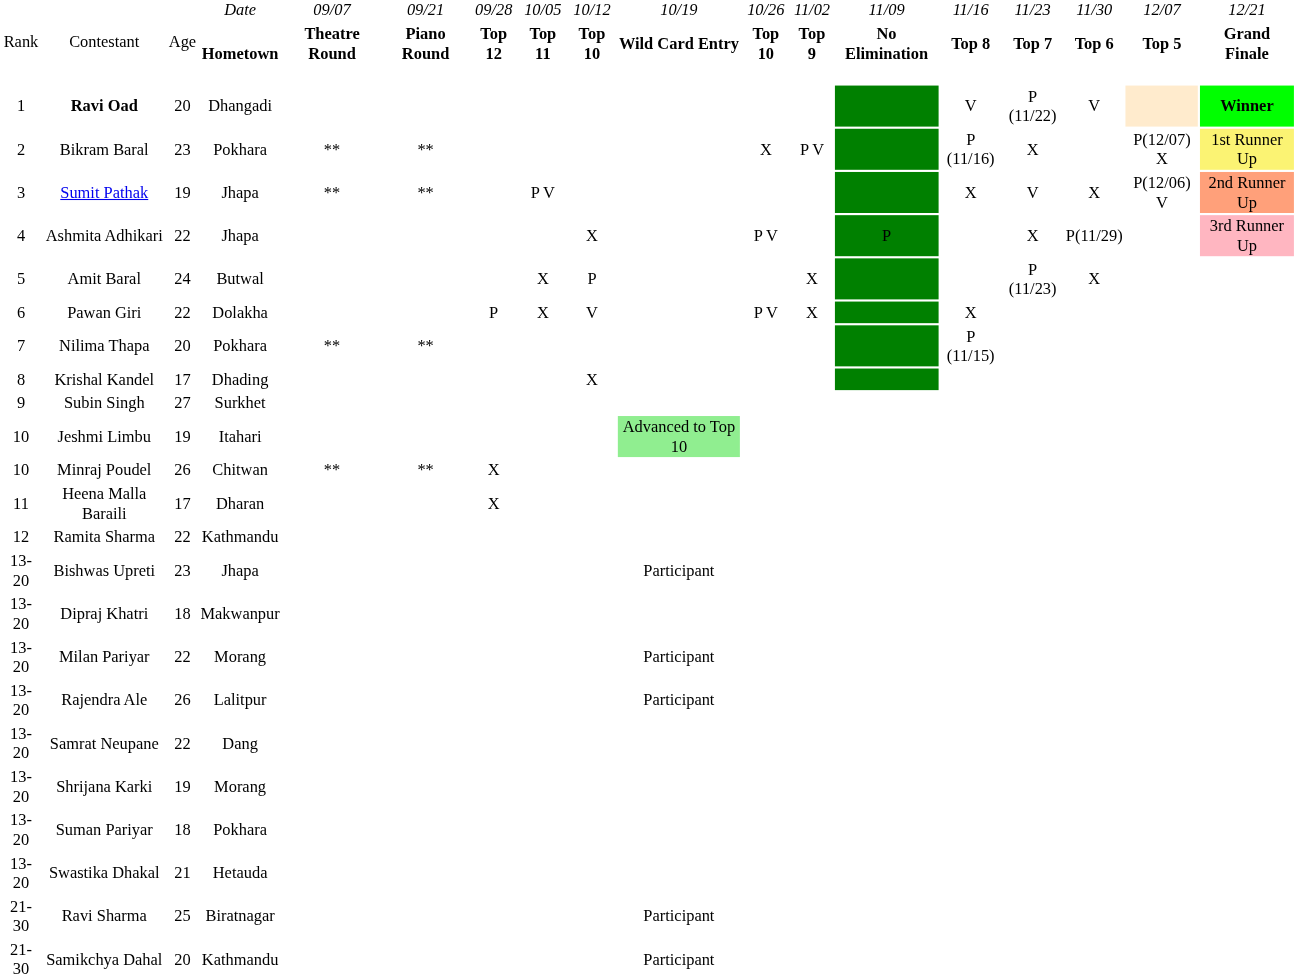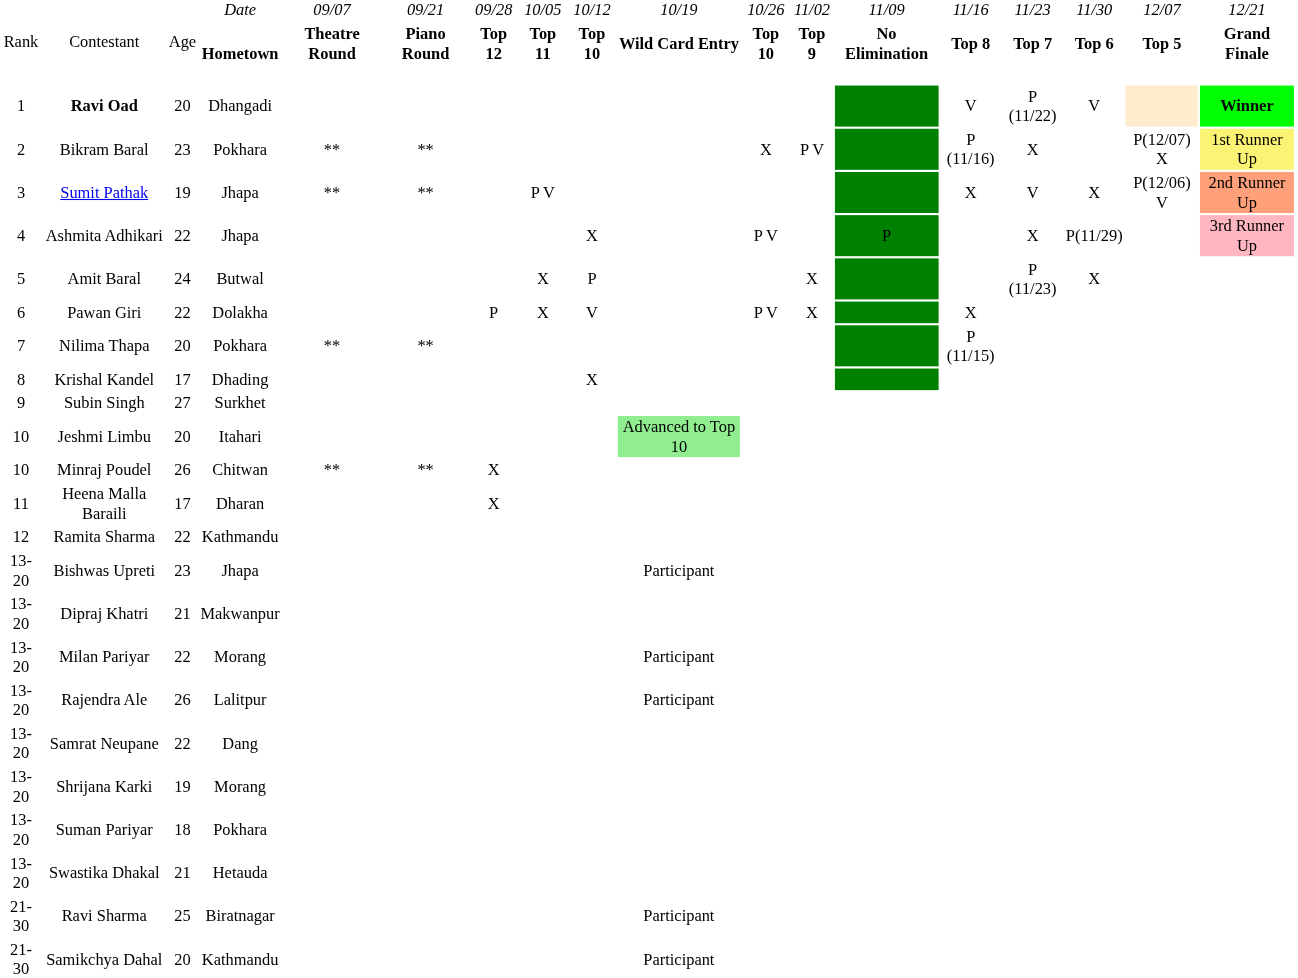(182, 436) 19 -> (182, 436) 20
(182, 613) 18 -> (182, 613) 21
